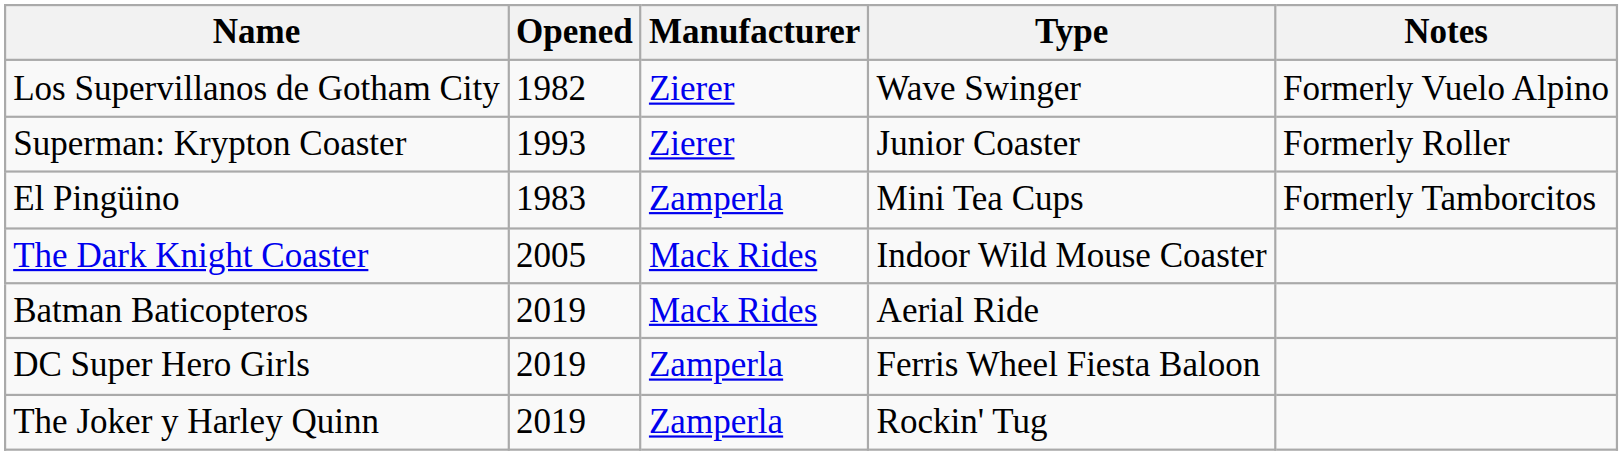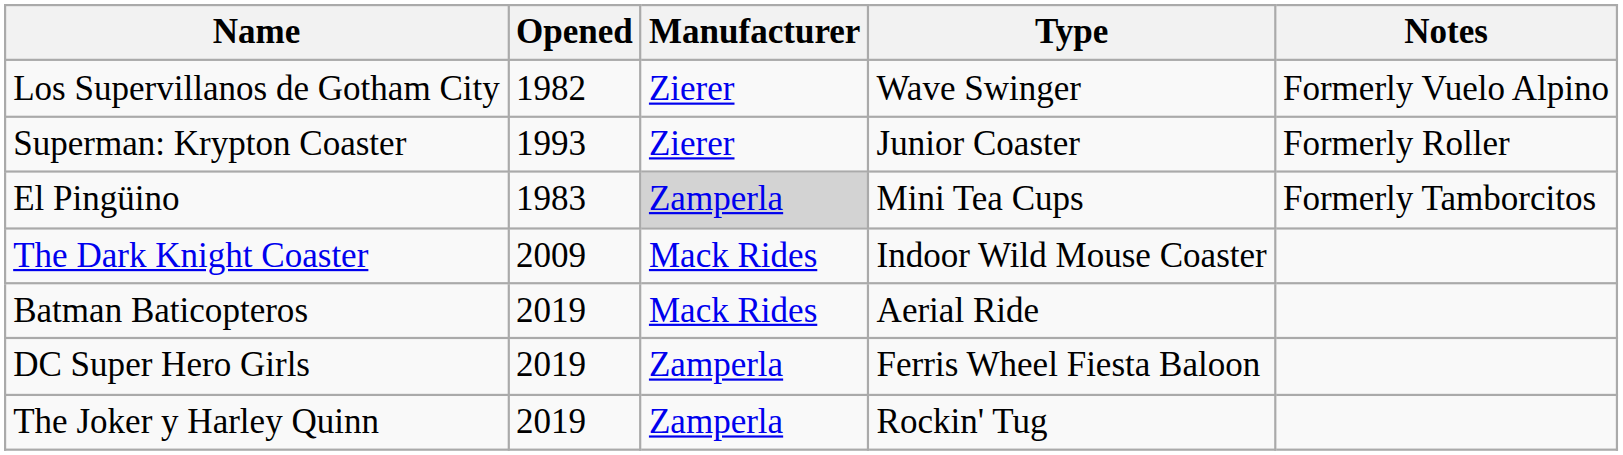(716, 198) no background -> (716, 198) lightgrey background
(551, 254) 2005 -> (551, 254) 2009
